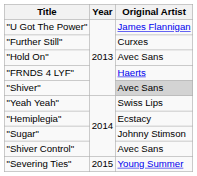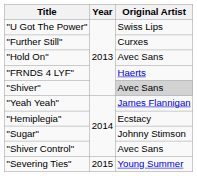(154, 27) James Flannigan -> (140, 27) Swiss Lips
(140, 103) Swiss Lips -> (154, 103) James Flannigan
